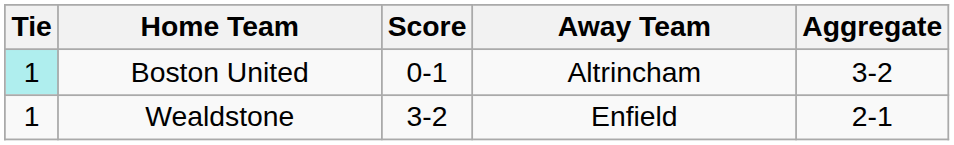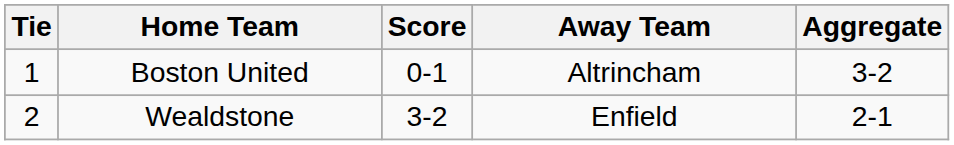(32, 71) paleturquoise background -> (32, 71) no background
(32, 116) 1 -> (32, 116) 2
